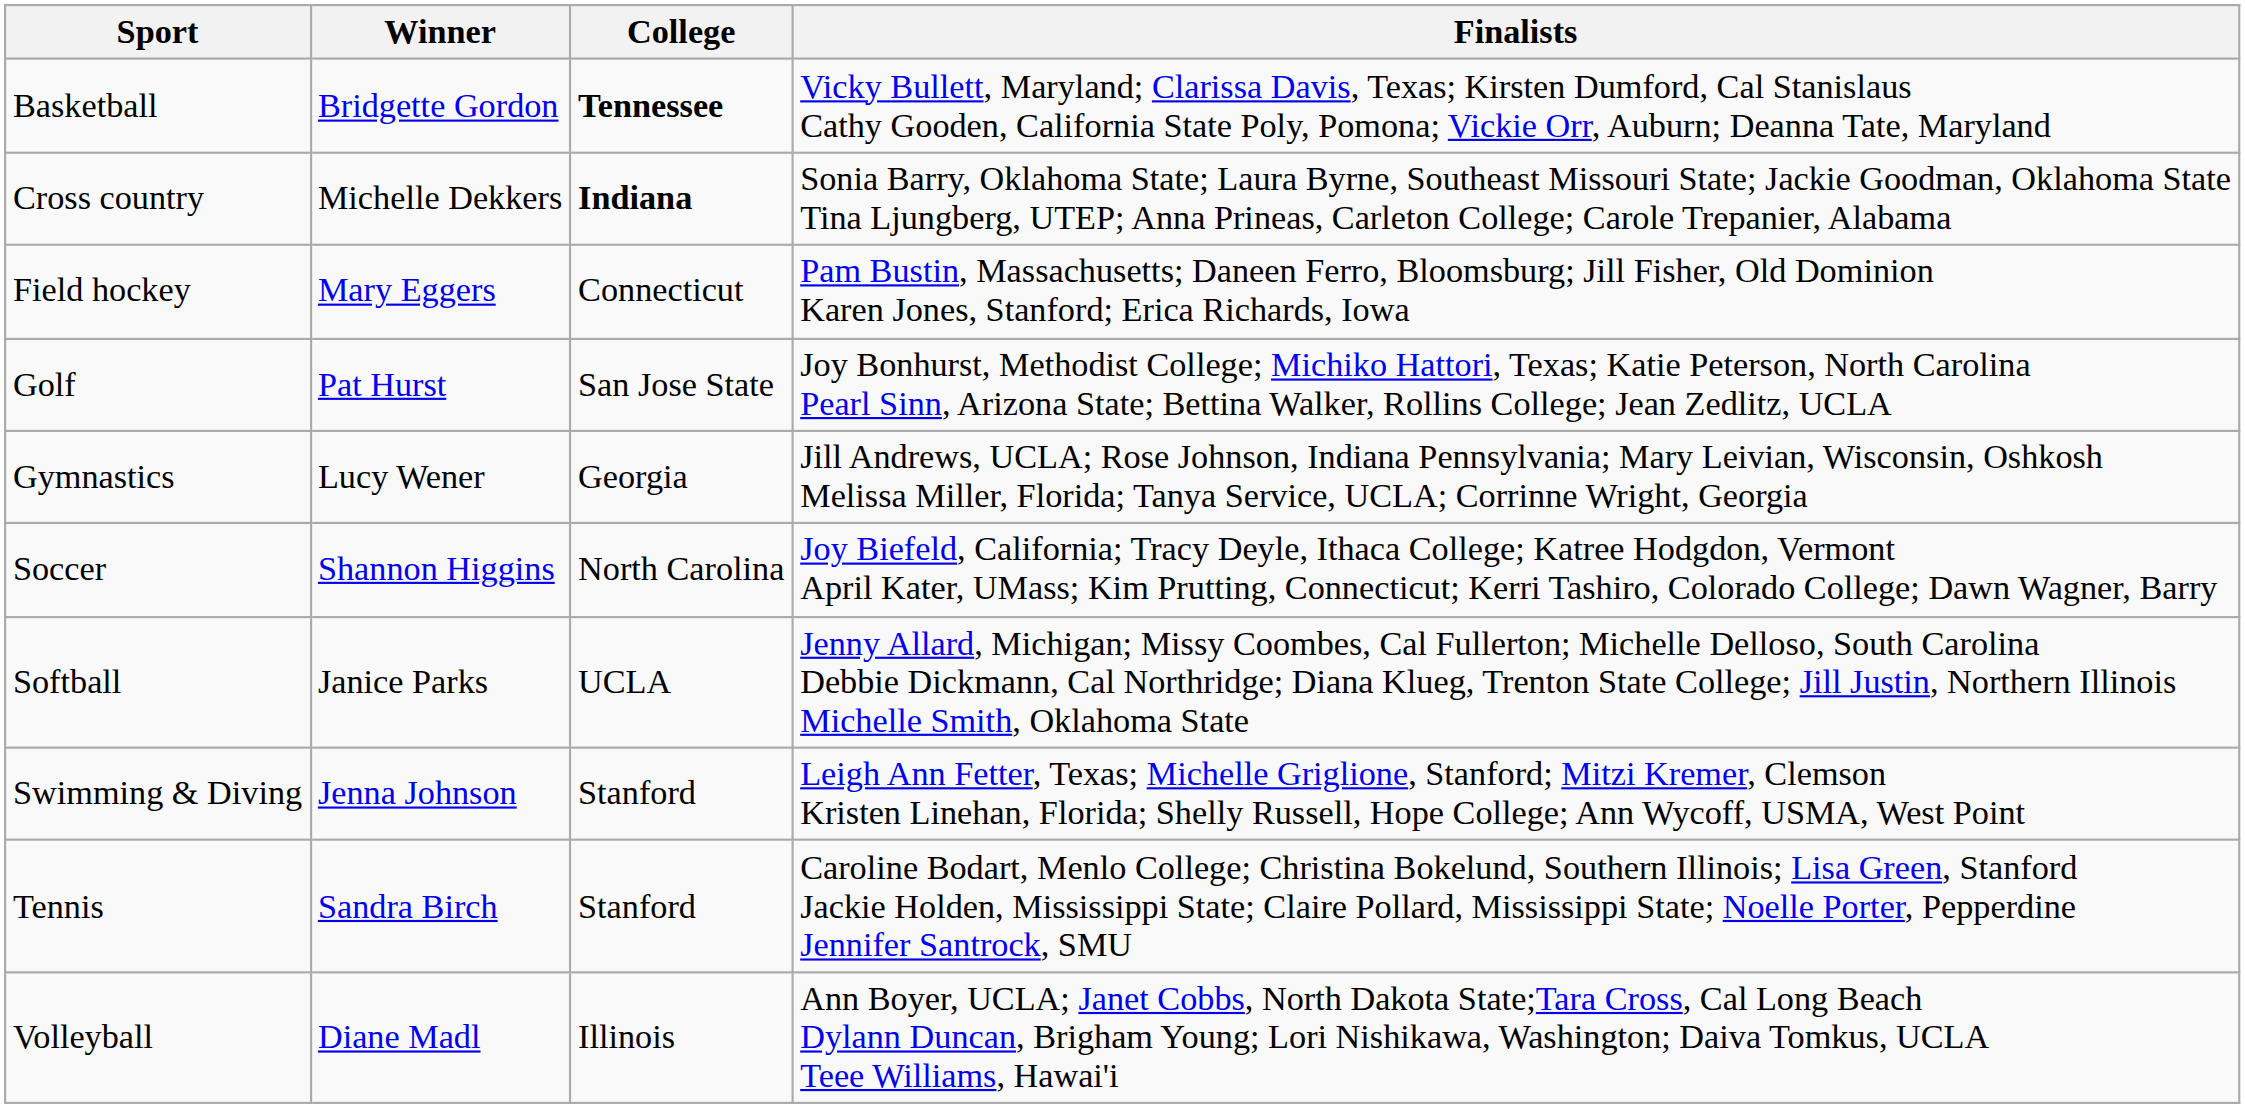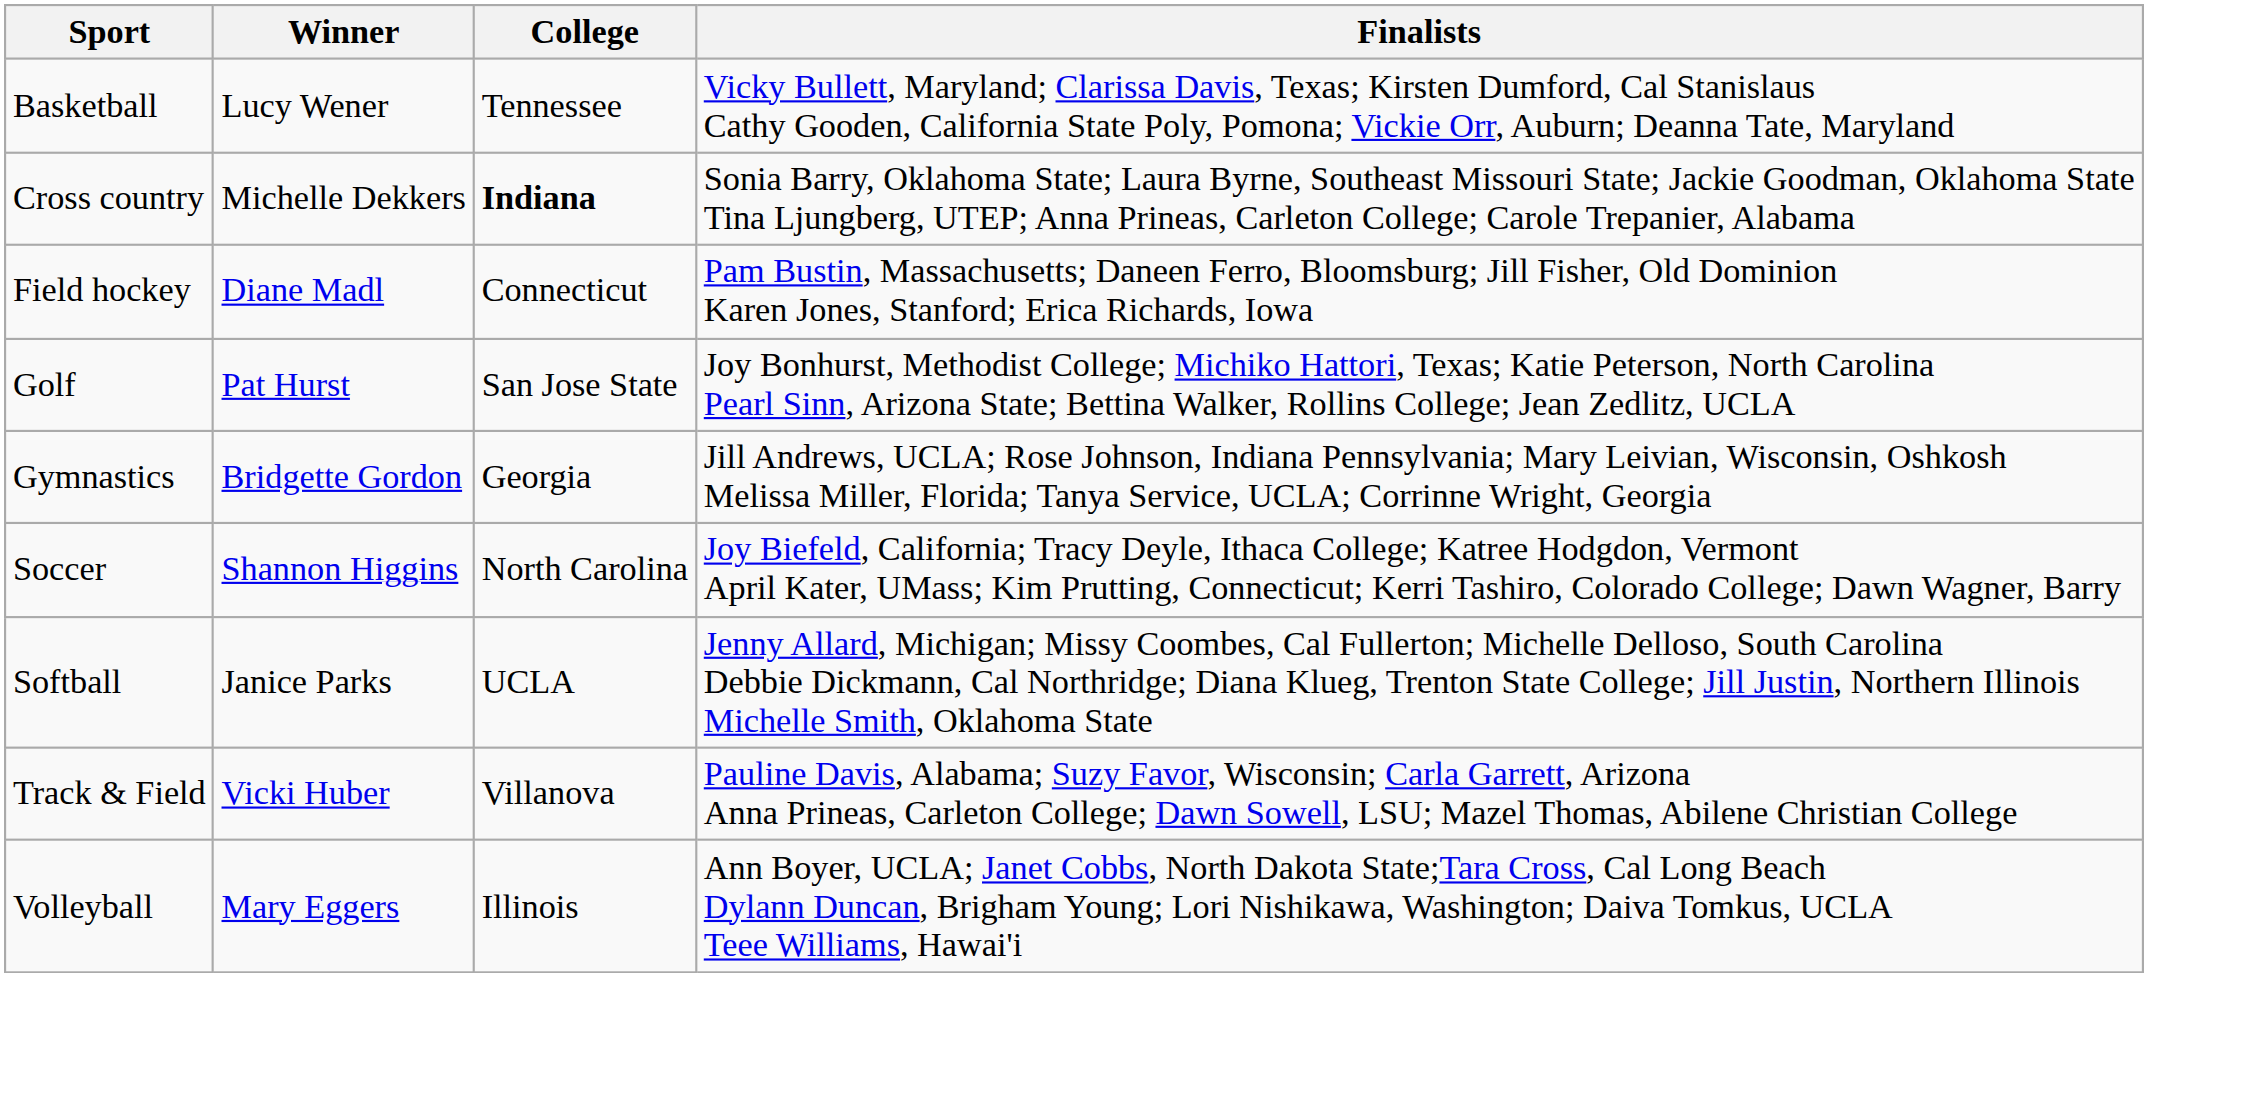(438, 105) Bridgette Gordon -> (305, 105) Lucy Wener
(651, 105) bold -> (552, 105) normal
(407, 290) Mary Eggers -> (303, 290) Diane Madl
(401, 476) Lucy Wener -> (342, 476) Bridgette Gordon
- row: (158, 793)
- row: (58, 905)
+ row: (109, 793)
(399, 1036) Diane Madl -> (310, 905) Mary Eggers
